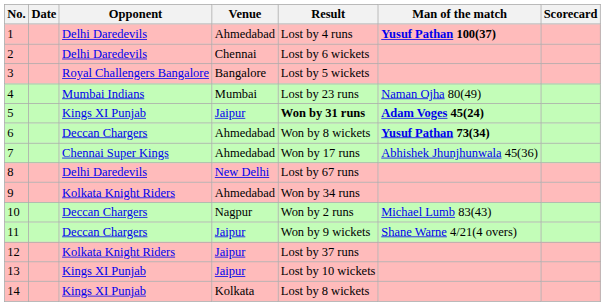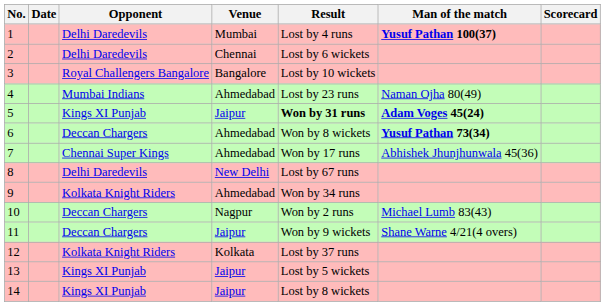(245, 34) Ahmedabad -> (236, 34) Mumbai
(325, 73) Lost by 5 wickets -> (328, 73) Lost by 10 wickets
(236, 93) Mumbai -> (245, 93) Ahmedabad
(230, 251) Jaipur -> (235, 251) Kolkata
(328, 271) Lost by 10 wickets -> (325, 271) Lost by 5 wickets
(235, 291) Kolkata -> (230, 291) Jaipur
